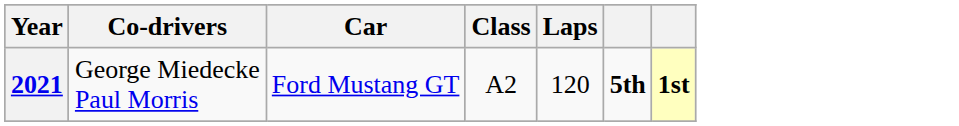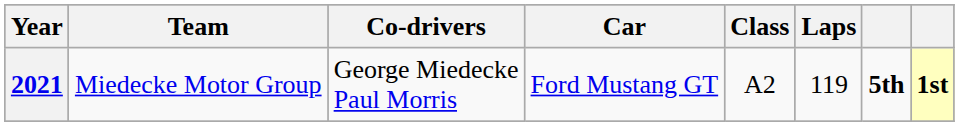+ column: (198, 26)
(570, 84) 120 -> (829, 84) 119
